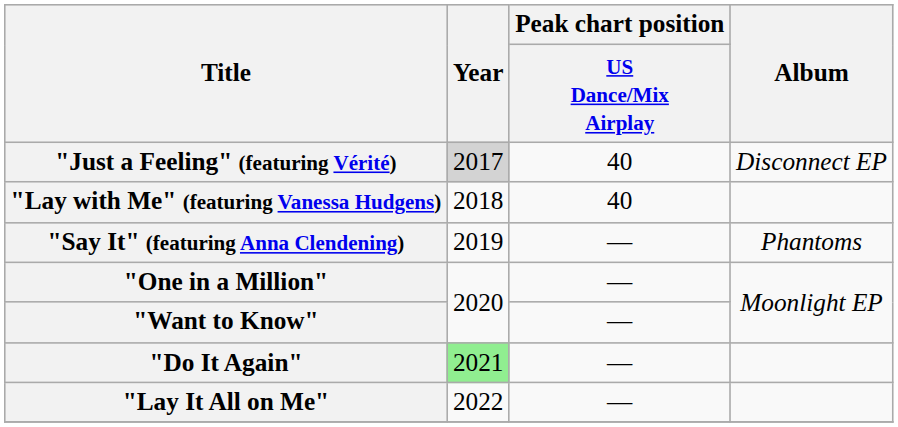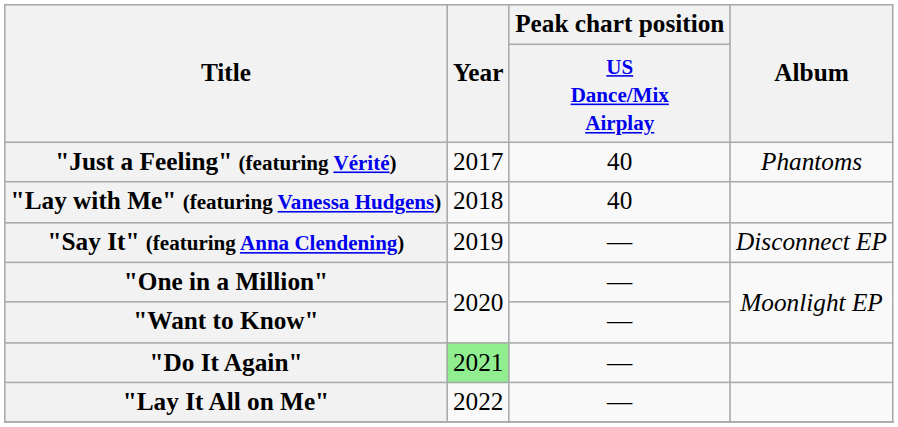(478, 161) lightgrey background -> (478, 161) no background
(812, 161) Disconnect EP -> (812, 161) Phantoms
(812, 241) Phantoms -> (812, 241) Disconnect EP
